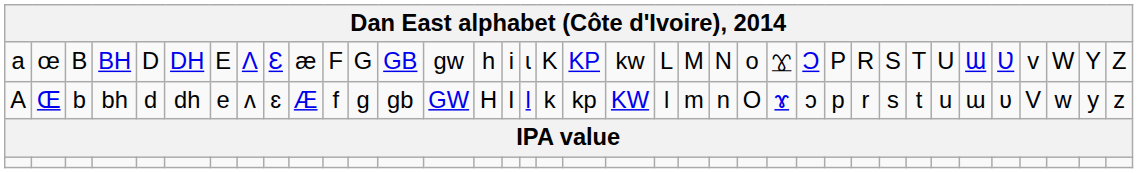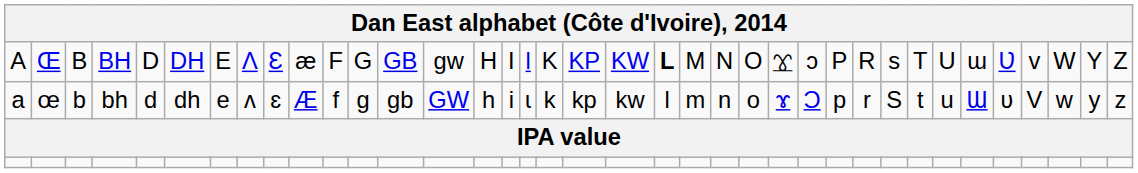(18, 61) a -> (18, 61) A
(49, 61) œ -> (49, 61) Œ
(489, 61) h -> (489, 61) H
(511, 61) i -> (511, 61) I
(528, 61) ɩ -> (528, 61) Ɩ
(630, 61) kw -> (630, 61) KW
(667, 61) normal -> (667, 61) bold
(752, 61) o -> (753, 61) O
(811, 61) Ɔ -> (812, 61) ɔ
(893, 61) S -> (894, 61) s
(976, 61) Ɯ -> (977, 61) ɯ
(18, 99) A -> (18, 99) a
(49, 99) Œ -> (49, 99) œ
(489, 99) H -> (489, 99) h
(511, 99) I -> (511, 99) i
(528, 99) Ɩ -> (528, 99) ɩ
(630, 99) KW -> (630, 99) kw
(752, 99) O -> (753, 99) o
(811, 99) ɔ -> (812, 99) Ɔ
(893, 99) s -> (894, 99) S
(976, 99) ɯ -> (977, 99) Ɯ
